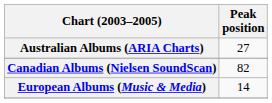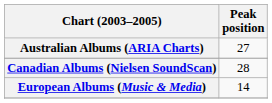(243, 68) 82 -> (243, 68) 28
